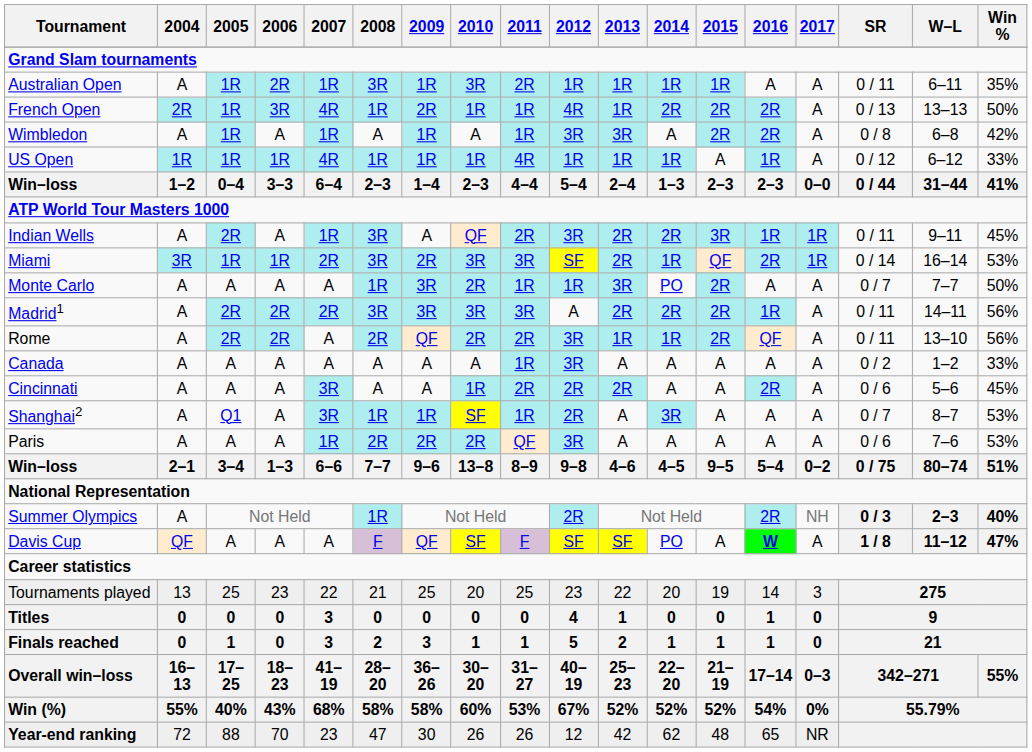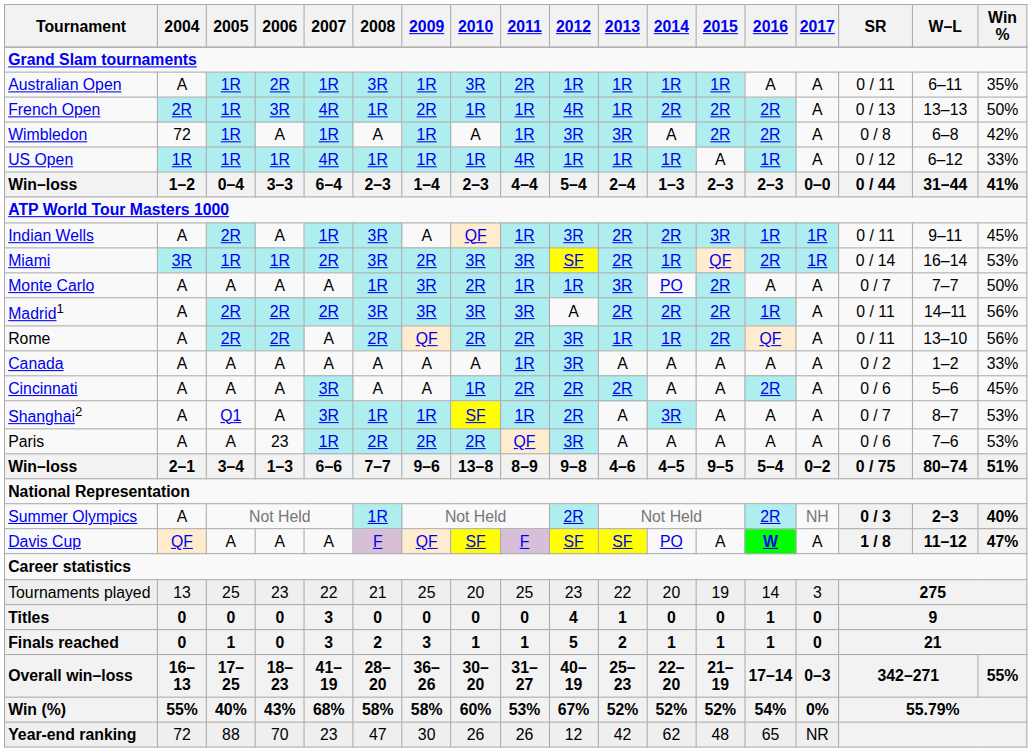(182, 135) A -> (182, 135) 72
(525, 235) 2R -> (525, 235) 1R
(280, 442) A -> (280, 442) 23
